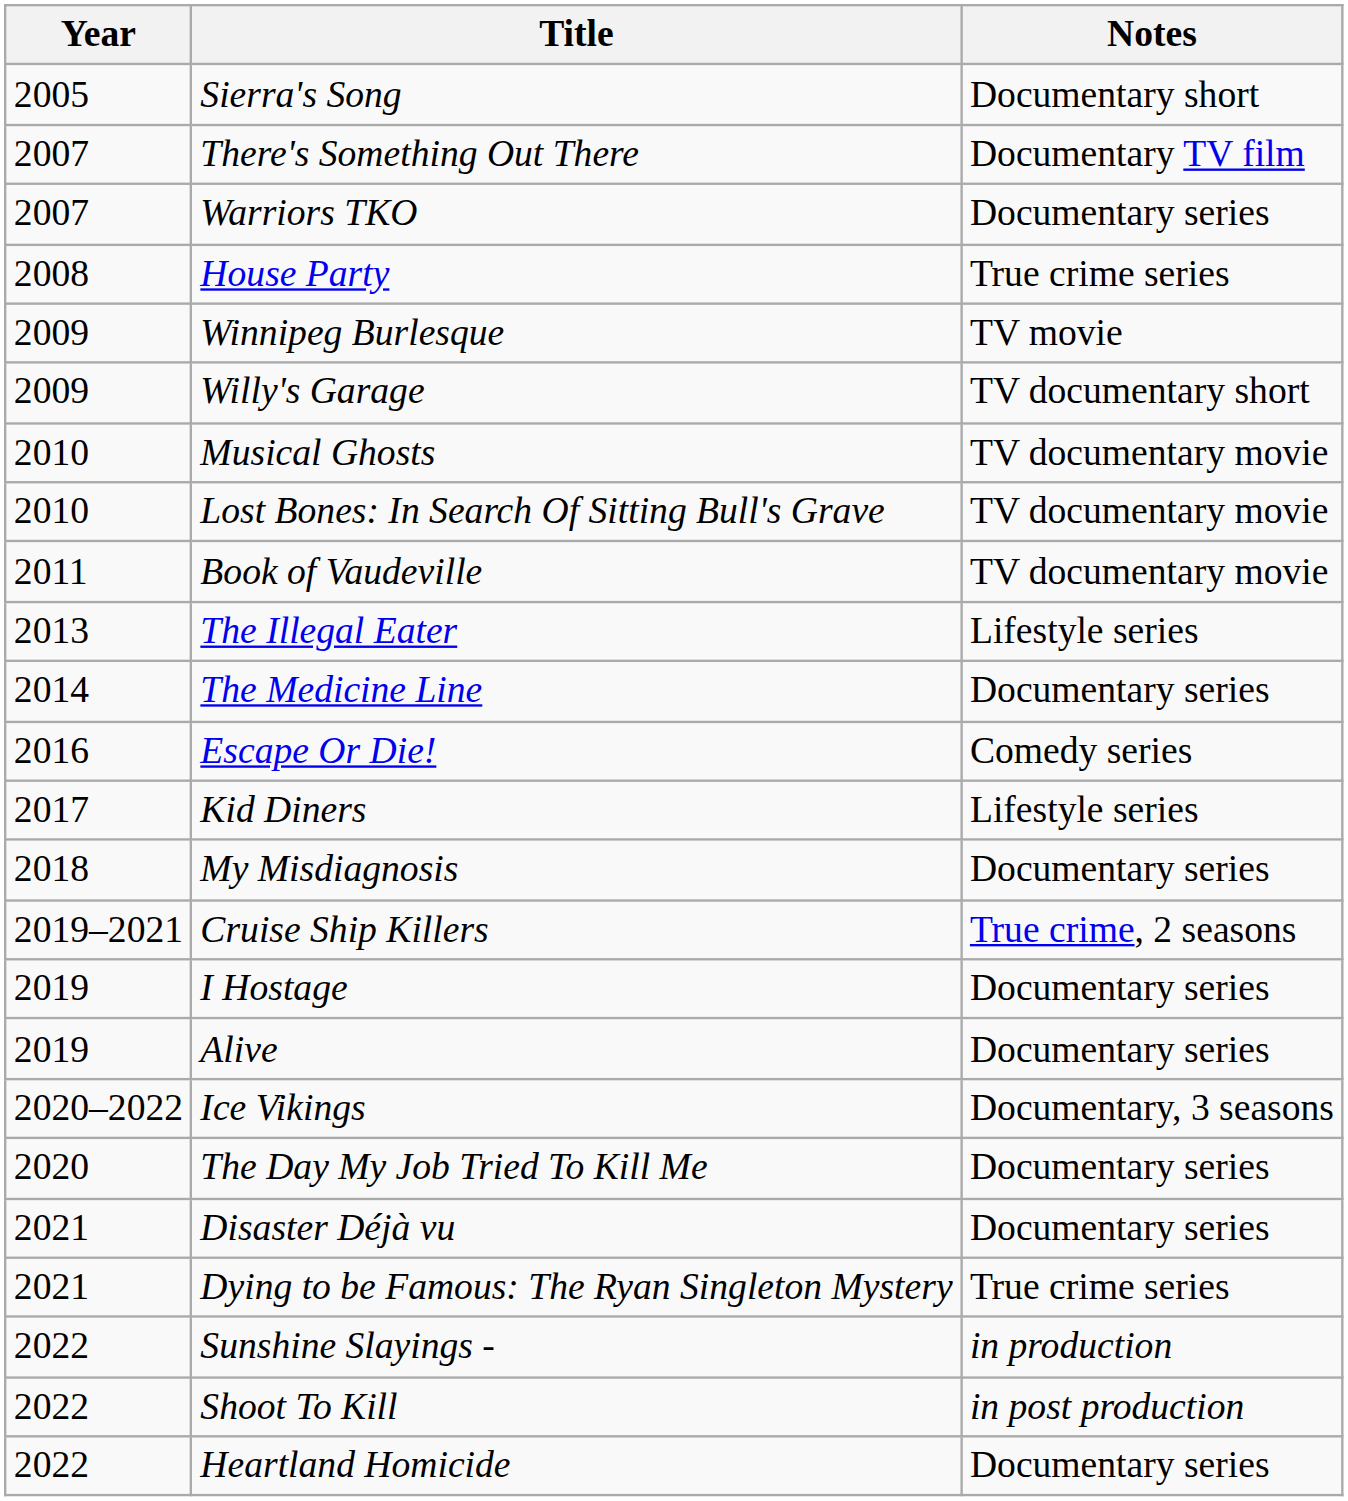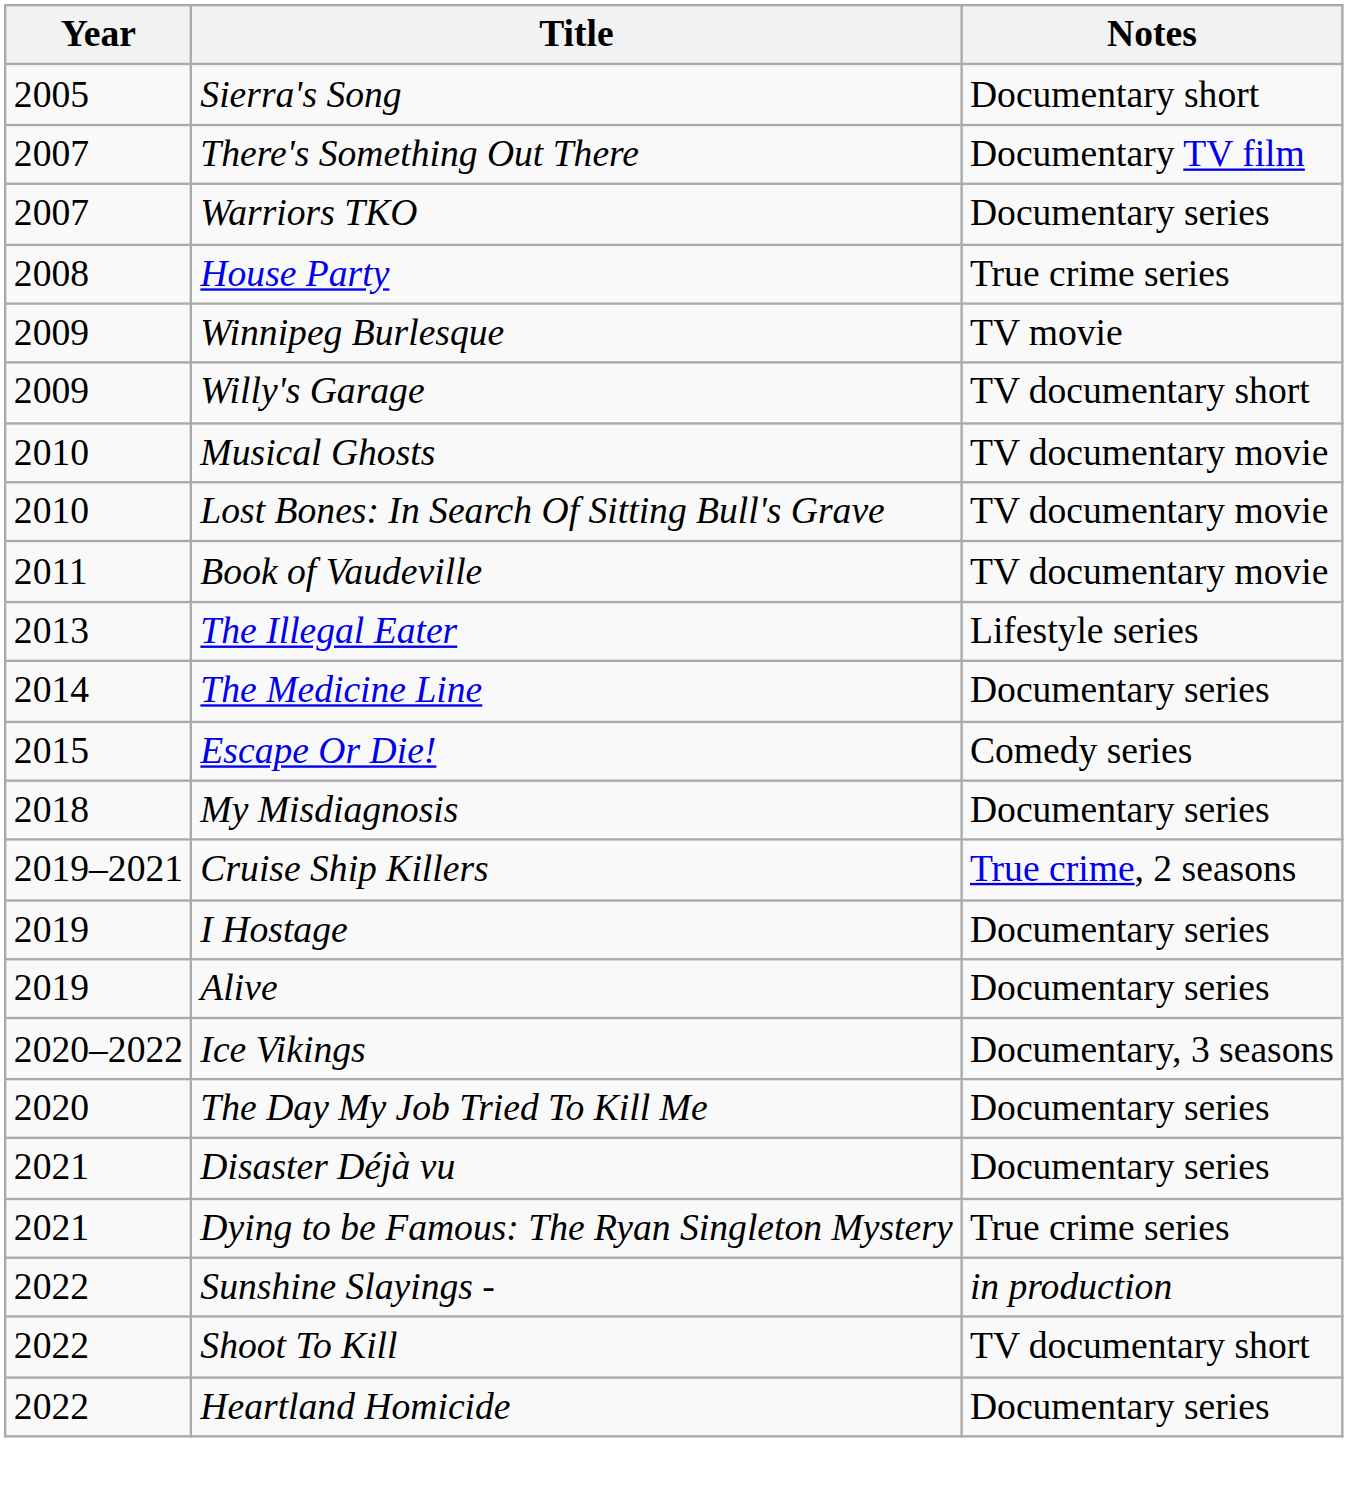(51, 749) 2016 -> (51, 749) 2015
- row: (283, 809)
(1107, 1405) in post production -> (1140, 1346) TV documentary short
